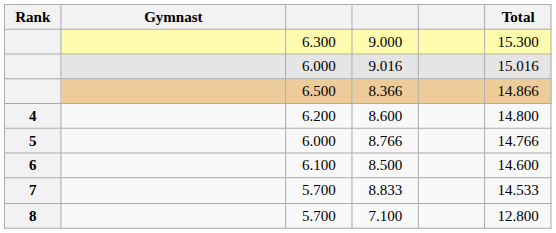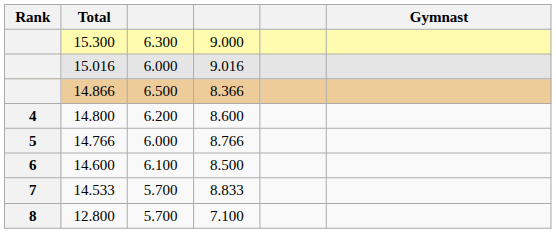columns swapped: (173, 17) <-> (518, 17)
